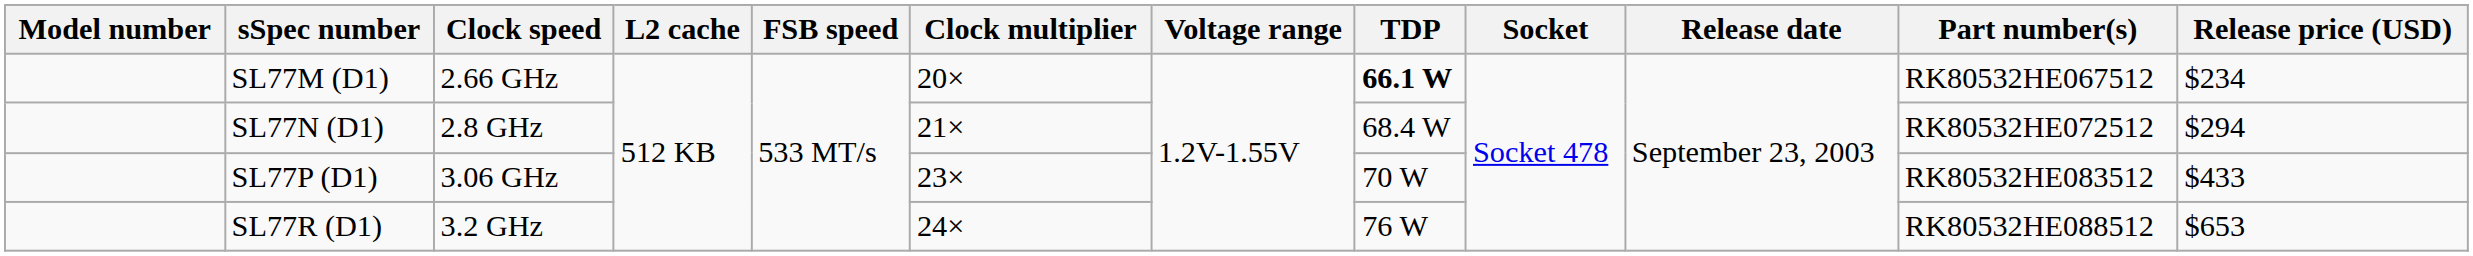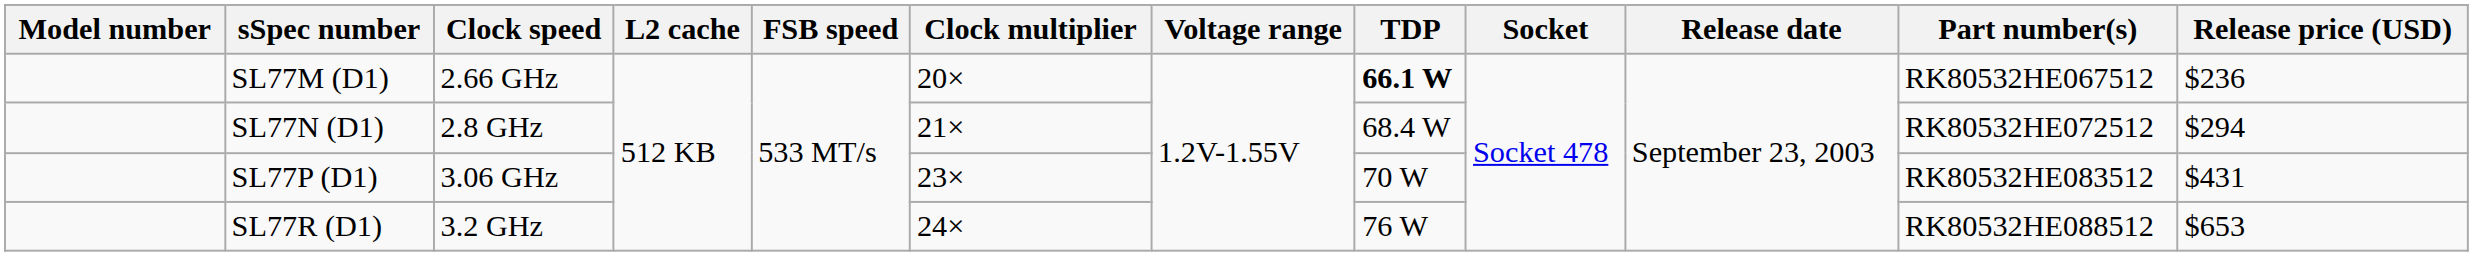(2215, 77) $234 -> (2215, 77) $236
(2215, 175) $433 -> (2215, 175) $431
